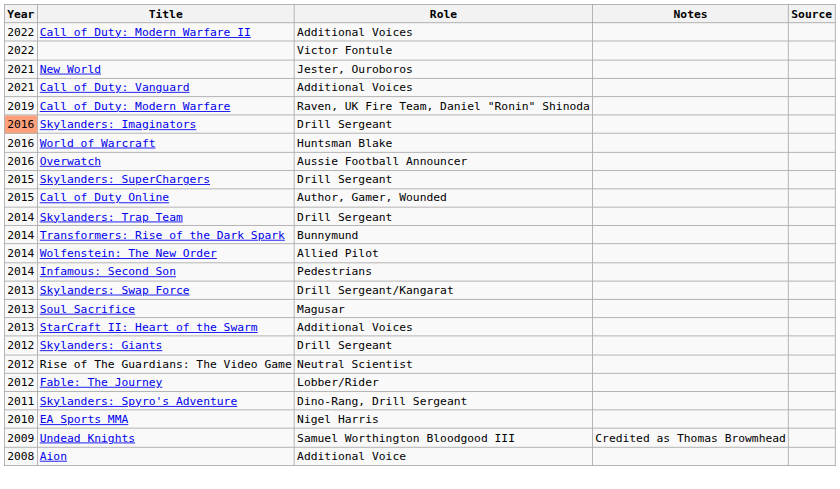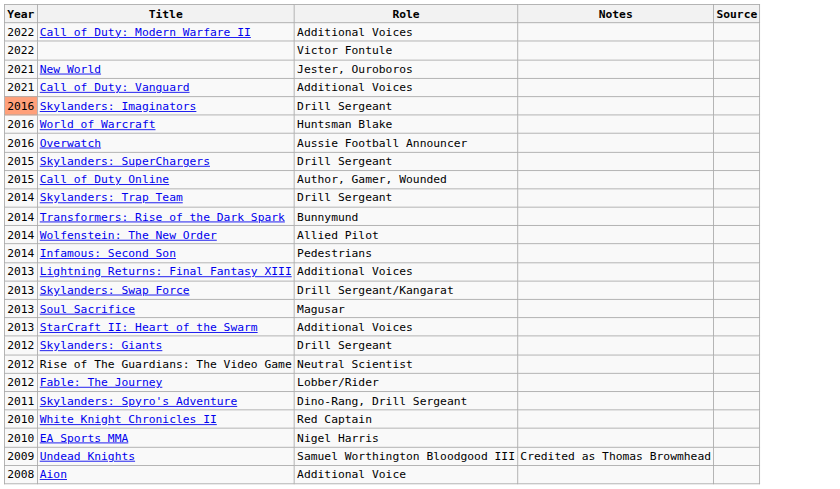- row: (135, 106)
+ row: (166, 272)
+ row: (128, 419)
